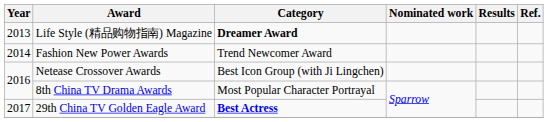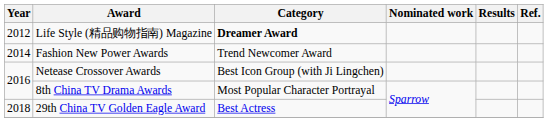(19, 33) 2013 -> (19, 33) 2012
(19, 108) 2017 -> (19, 108) 2018
(248, 108) bold -> (246, 108) normal
